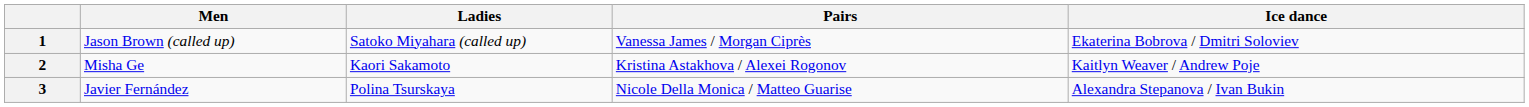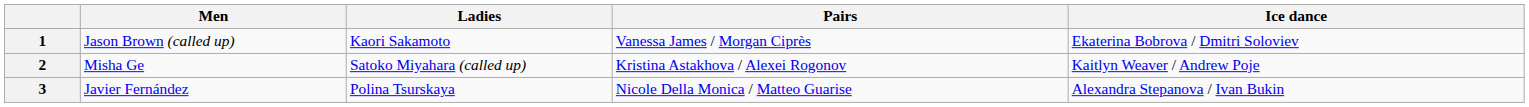(438, 41) Satoko Miyahara (called up) -> (400, 41) Kaori Sakamoto
(400, 65) Kaori Sakamoto -> (438, 65) Satoko Miyahara (called up)
